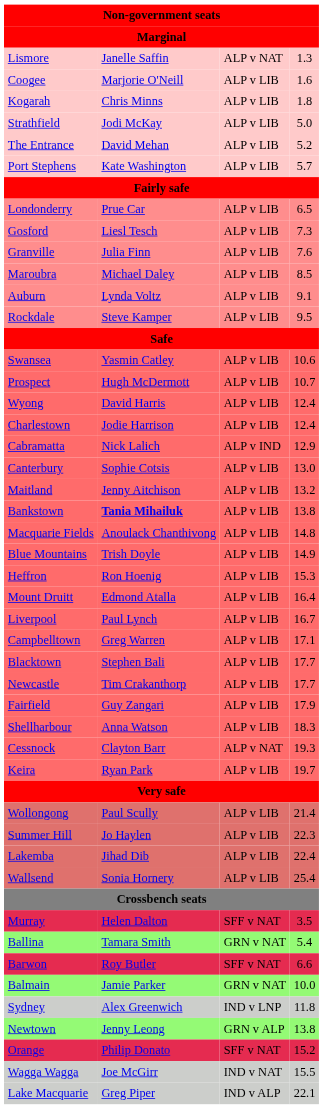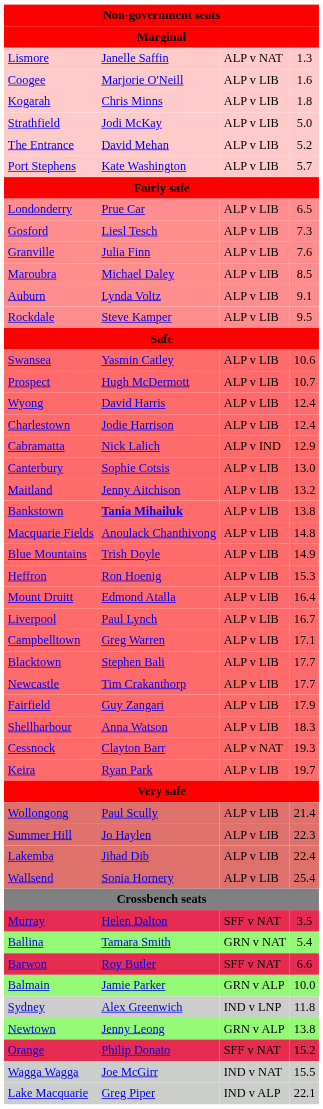(255, 986) GRN v NAT -> (254, 986) GRN v ALP
